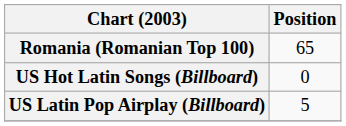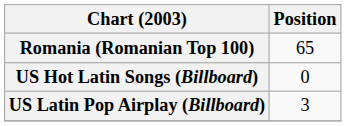(305, 105) 5 -> (305, 105) 3
